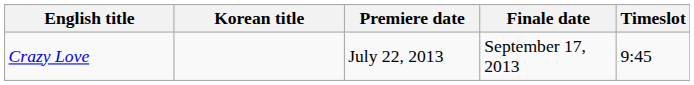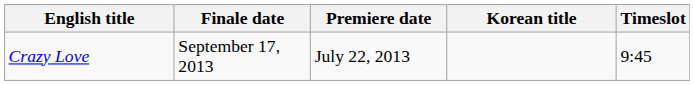columns swapped: (259, 18) <-> (548, 18)
